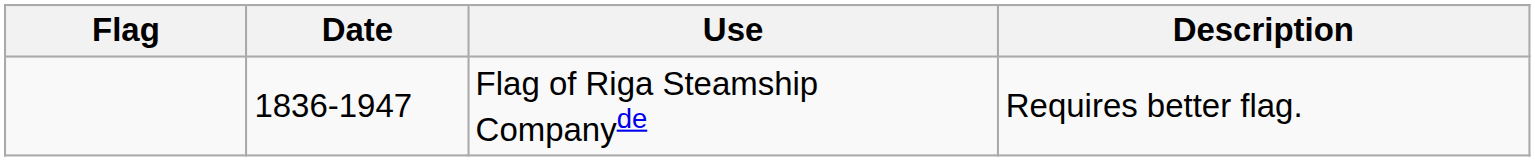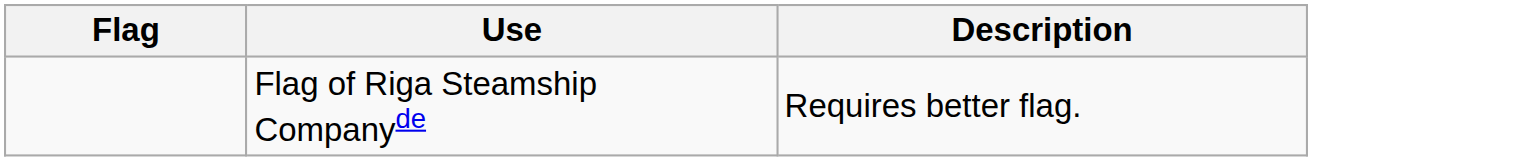- column: (357, 30)
